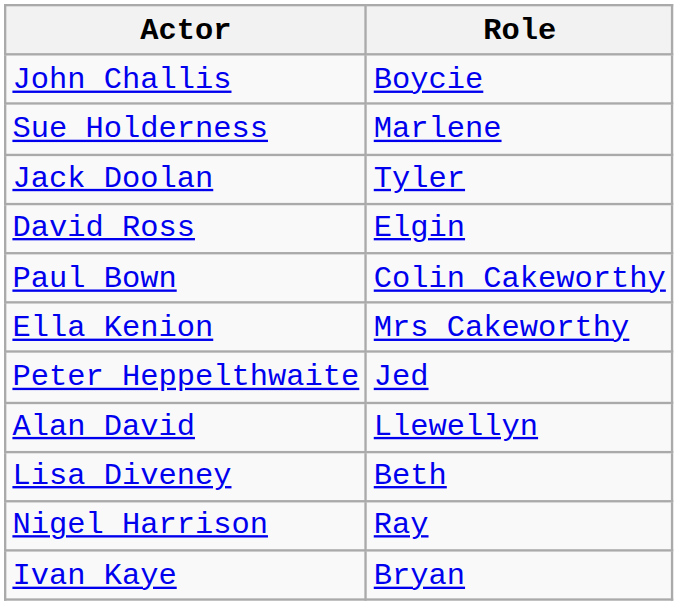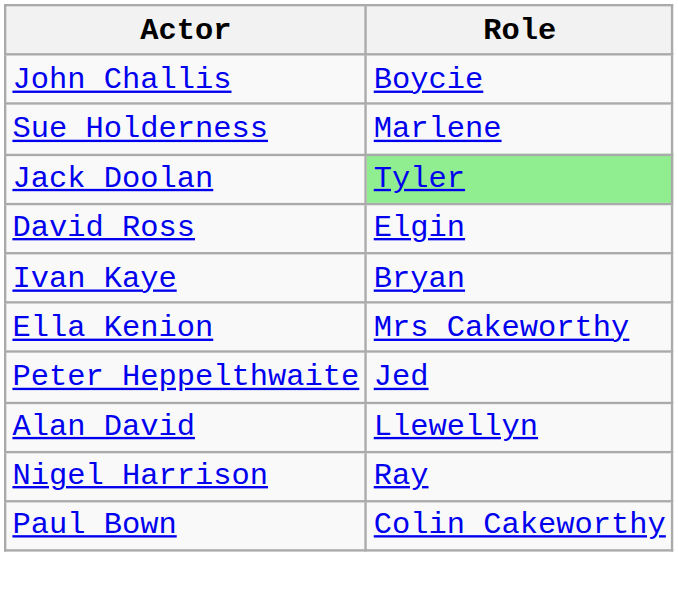(419, 179) no background -> (419, 179) lightgreen background
rows swapped: (95, 575) <-> (95, 278)
- row: (122, 476)
